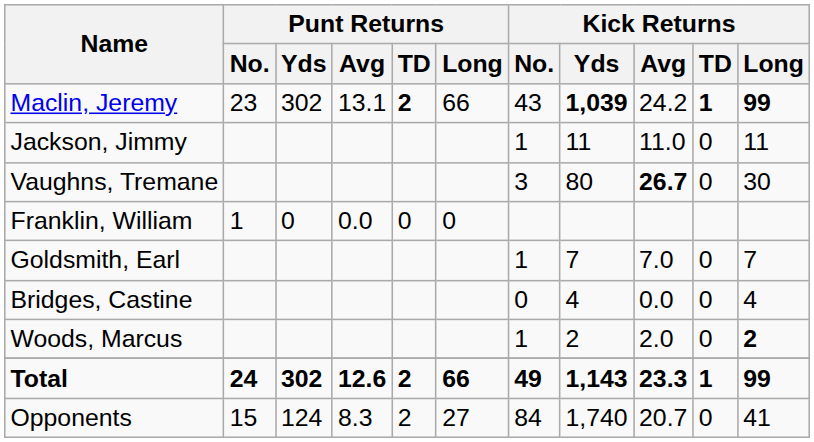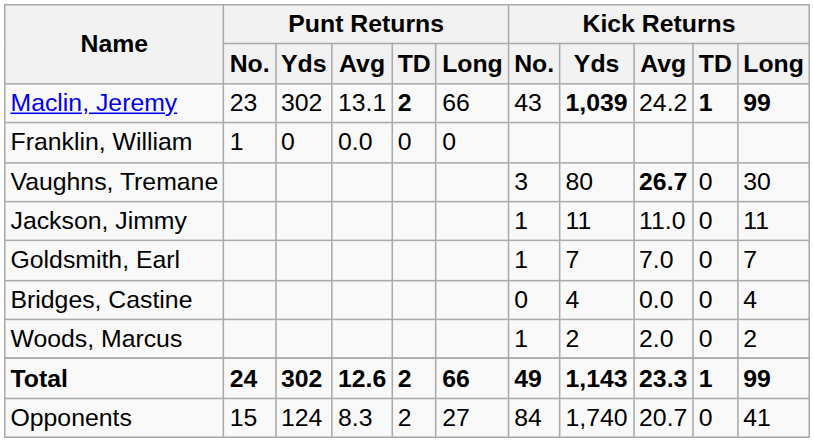rows swapped: (101, 220) <-> (99, 142)
(750, 338) bold -> (750, 338) normal
